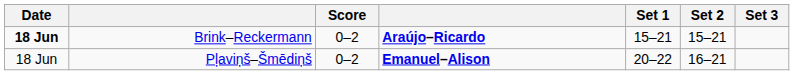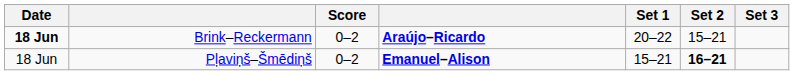(653, 38) 15–21 -> (653, 38) 20–22
(653, 59) 20–22 -> (653, 59) 15–21
(707, 59) normal -> (707, 59) bold
